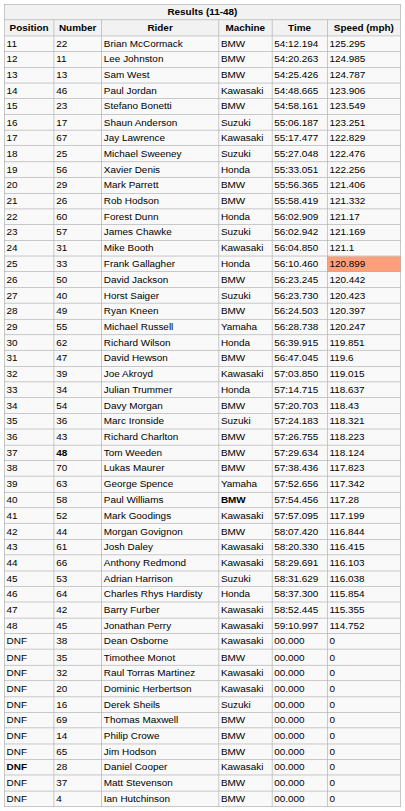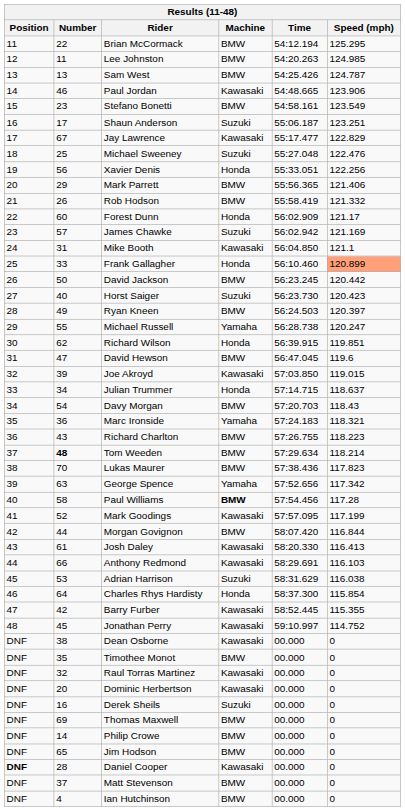(236, 421) Suzuki -> (239, 421) Yamaha
(347, 452) 118.124 -> (347, 452) 118.214
(347, 547) 116.415 -> (347, 547) 116.413
